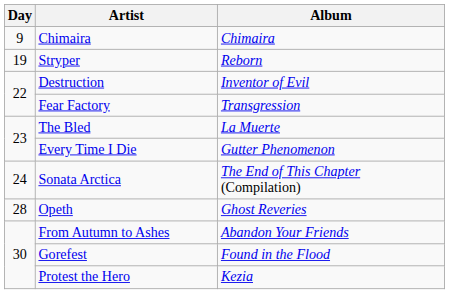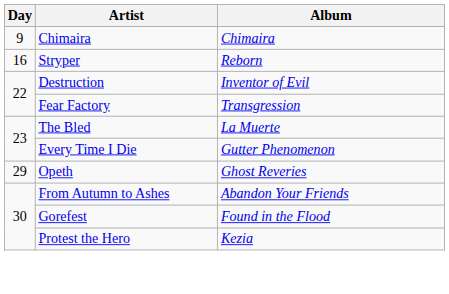(20, 60) 19 -> (20, 60) 16
- row: (80, 179)
(20, 210) 28 -> (20, 171) 29
